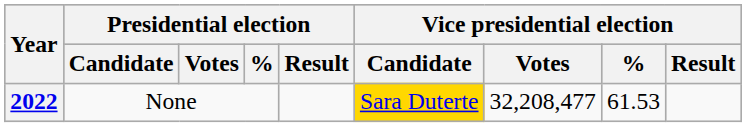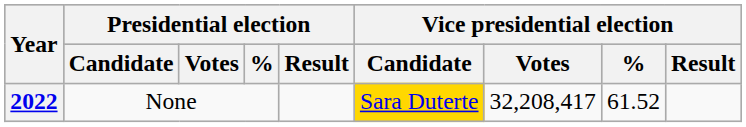(543, 102) 32,208,477 -> (543, 102) 32,208,417
(633, 102) 61.53 -> (633, 102) 61.52
